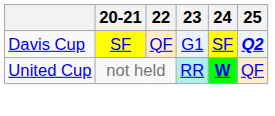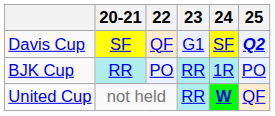+ row: (41, 70)
